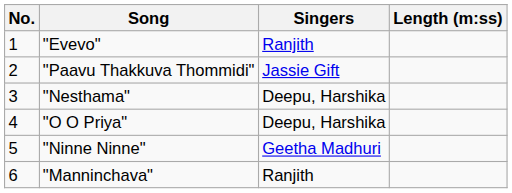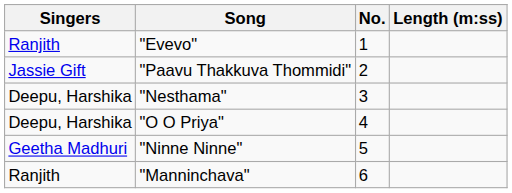columns swapped: (22, 18) <-> (324, 18)
